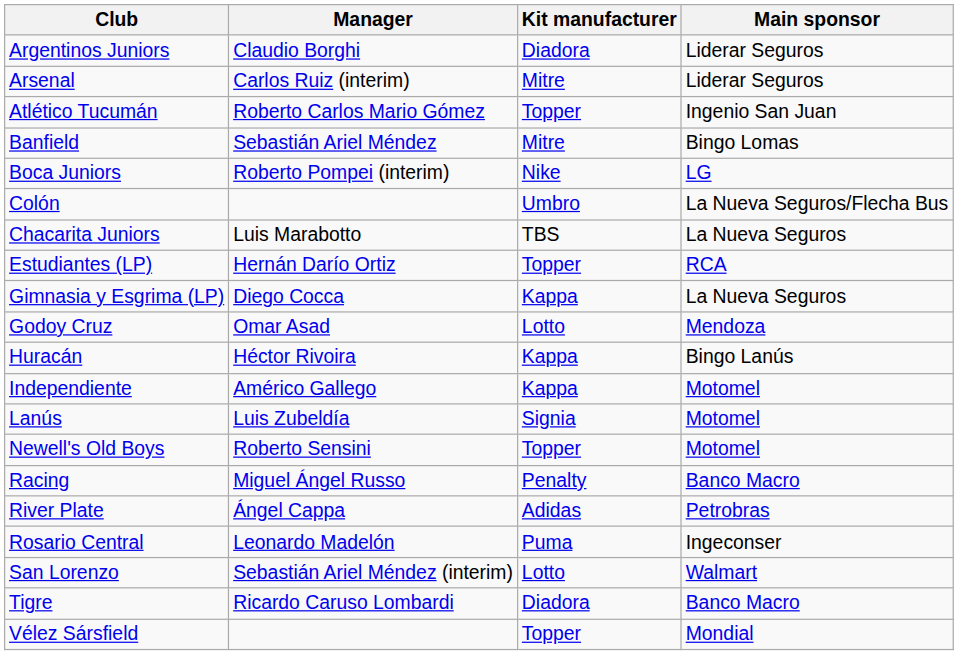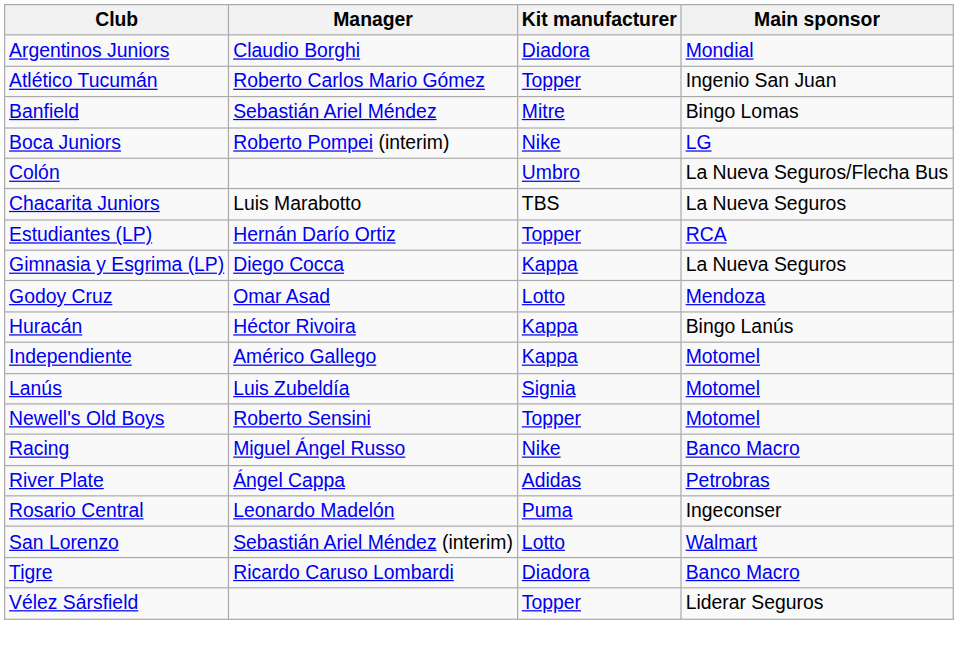(755, 50) Liderar Seguros -> (720, 50) Mondial
- row: (42, 81)
(554, 480) Penalty -> (541, 449) Nike
(720, 633) Mondial -> (755, 603) Liderar Seguros
